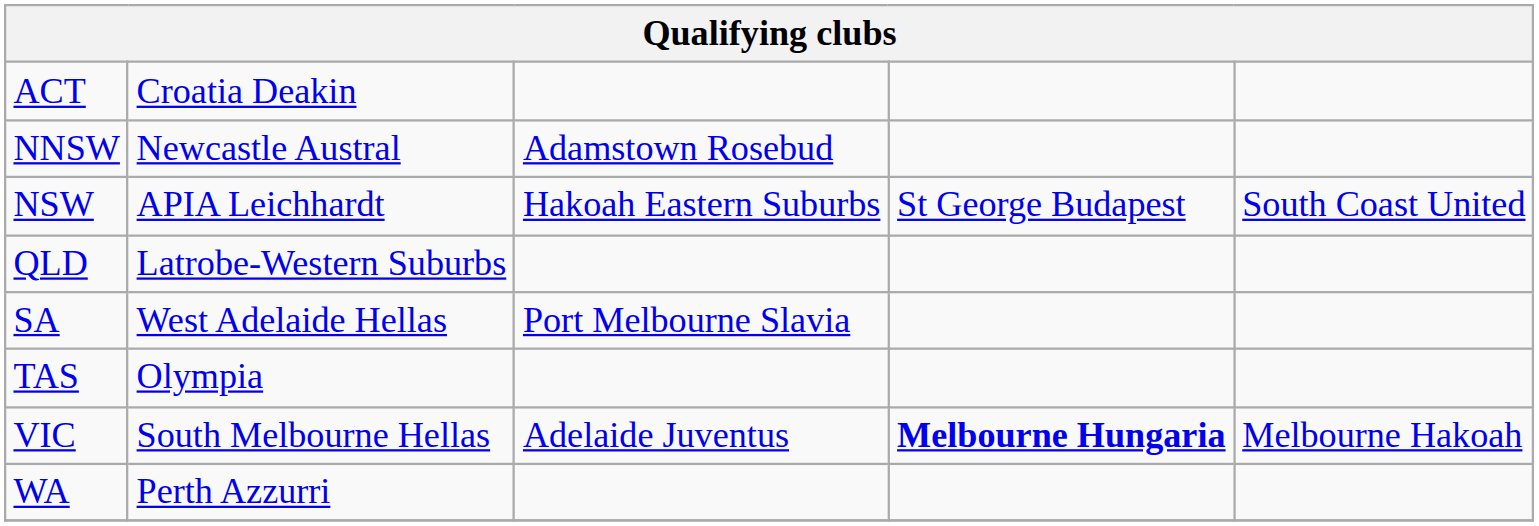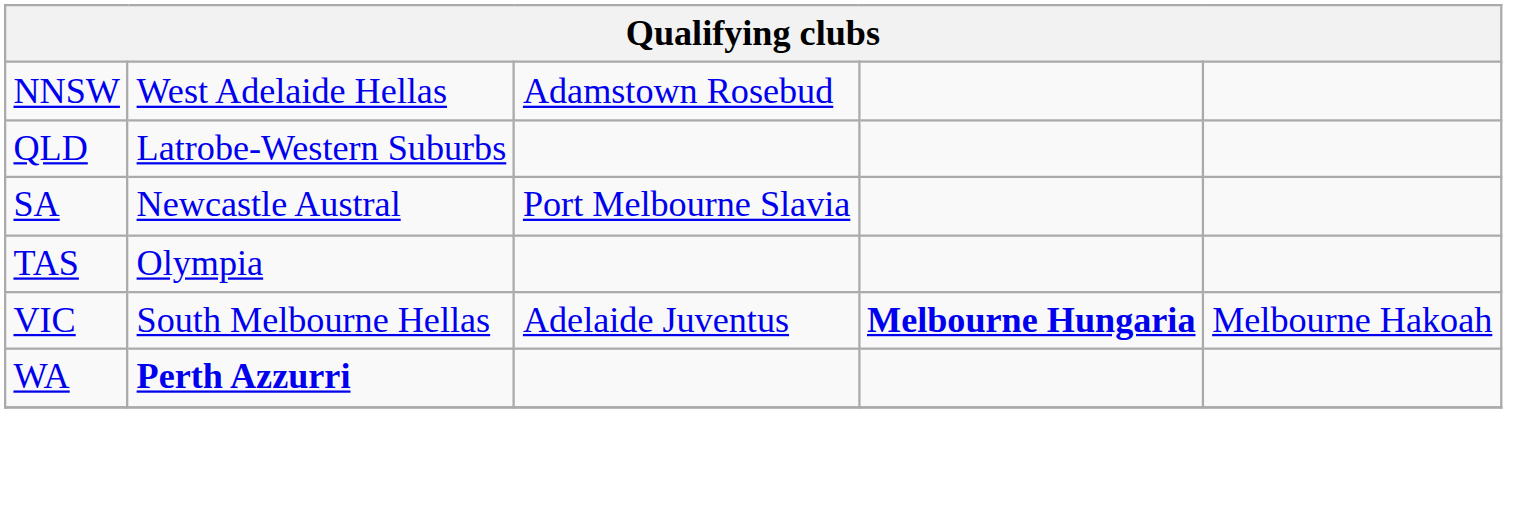- row: (50, 90)
(269, 147) Newcastle Austral -> (292, 90) West Adelaide Hellas
- row: (54, 205)
(292, 319) West Adelaide Hellas -> (269, 205) Newcastle Austral
(233, 491) normal -> (244, 377) bold
